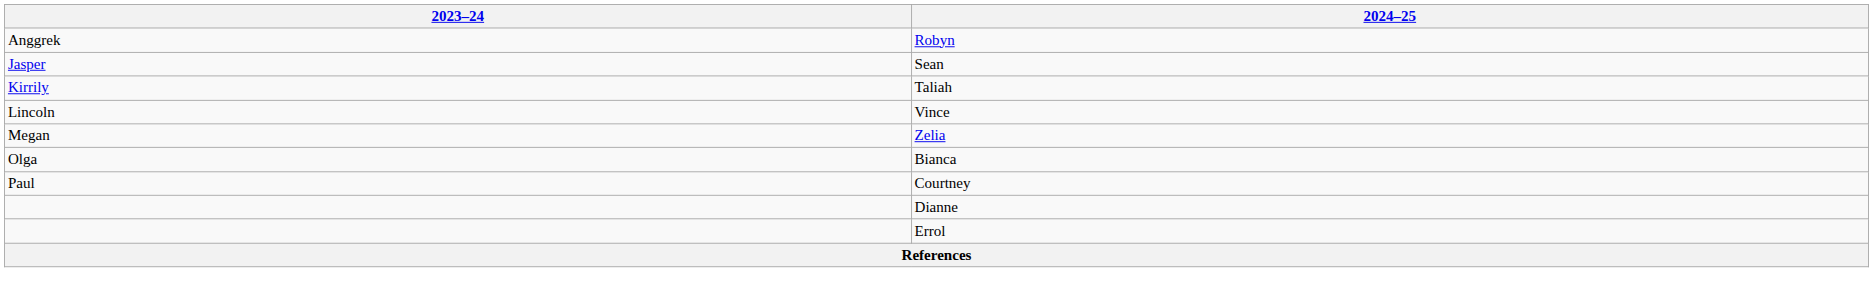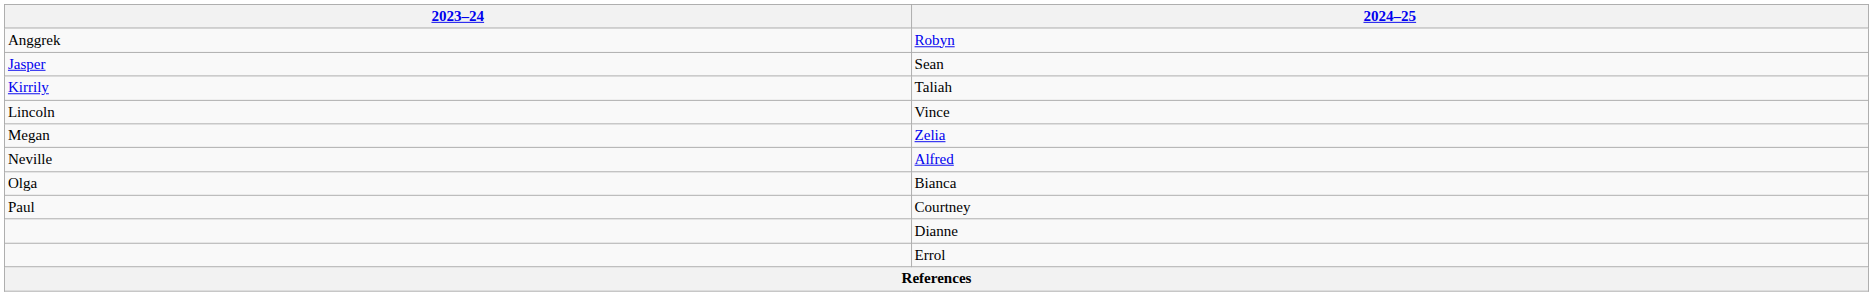+ row: (934, 159)
